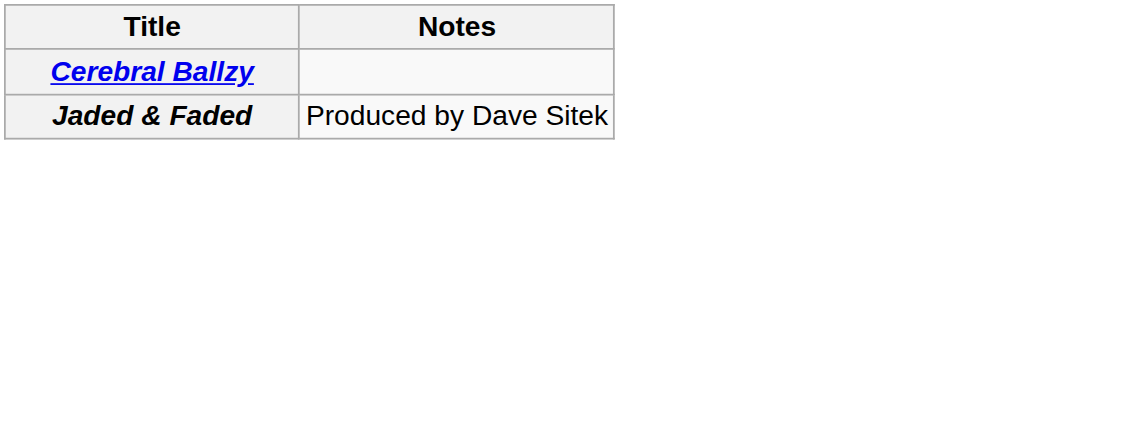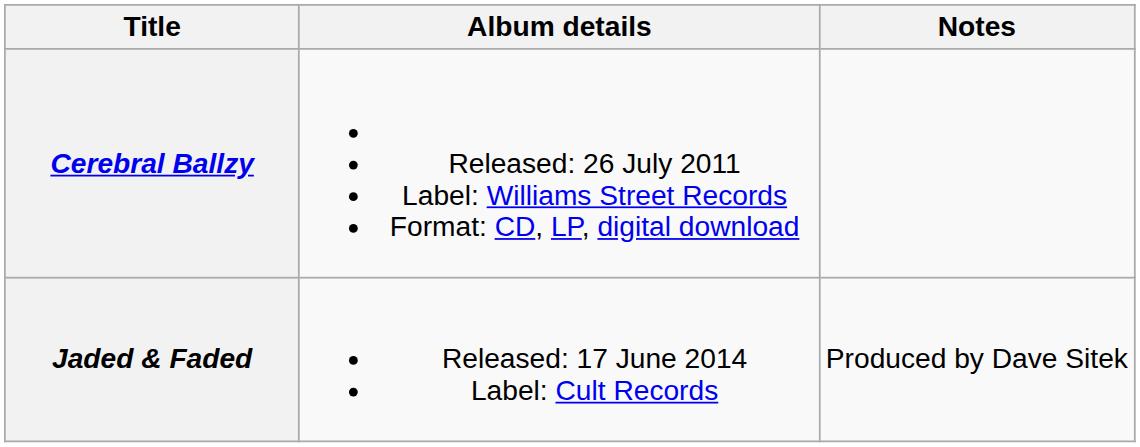+ column: (559, 26)
